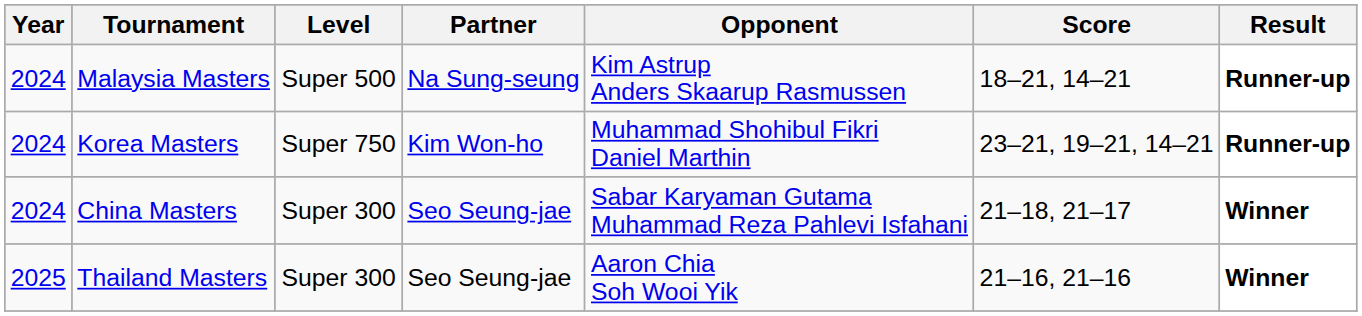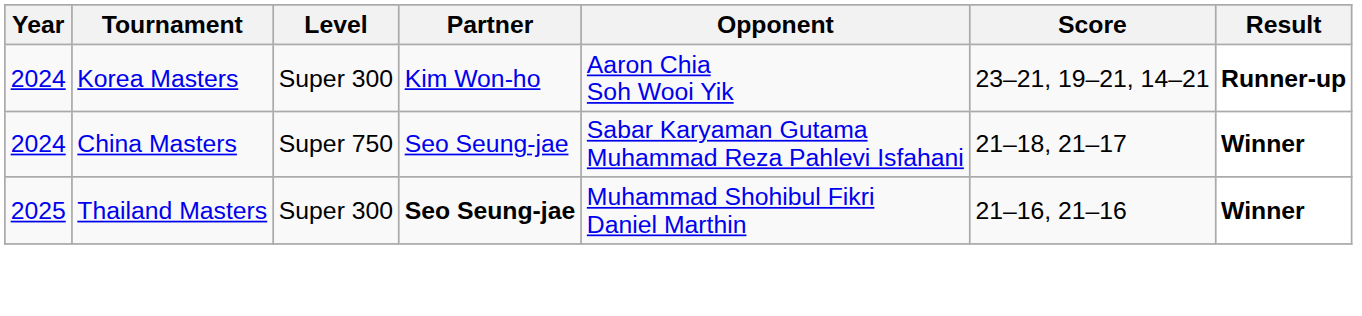- row: (174, 78)
(339, 144) Super 750 -> (336, 78) Super 300
(735, 144) Muhammad Shohibul Fikri Daniel Marthin -> (660, 78) Aaron Chia Soh Wooi Yik
(339, 211) Super 300 -> (336, 144) Super 750
(489, 278) normal -> (490, 211) bold
(664, 278) Aaron Chia Soh Wooi Yik -> (731, 211) Muhammad Shohibul Fikri Daniel Marthin
